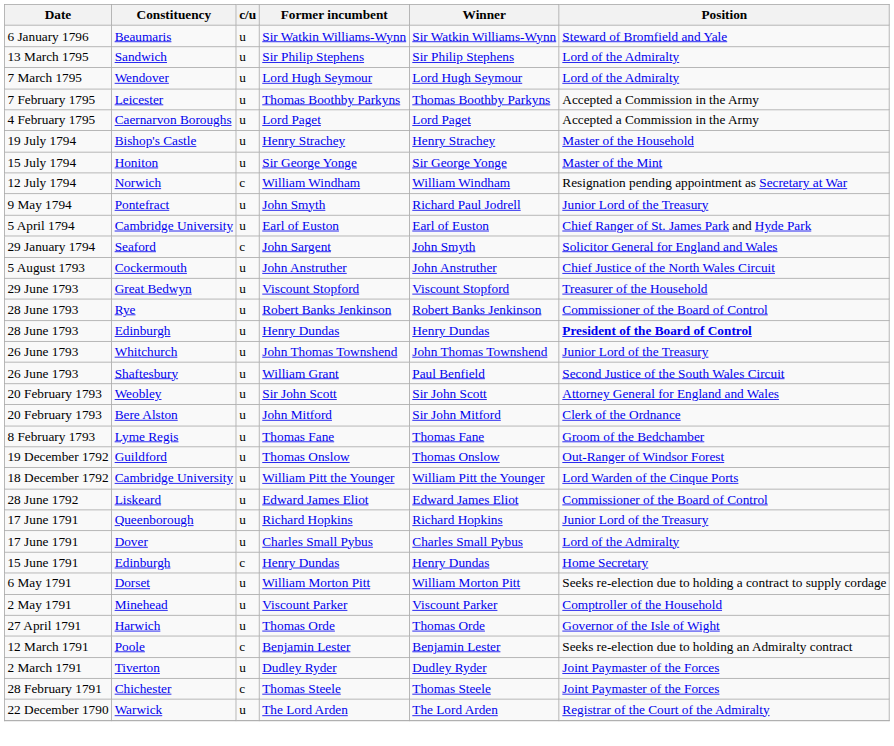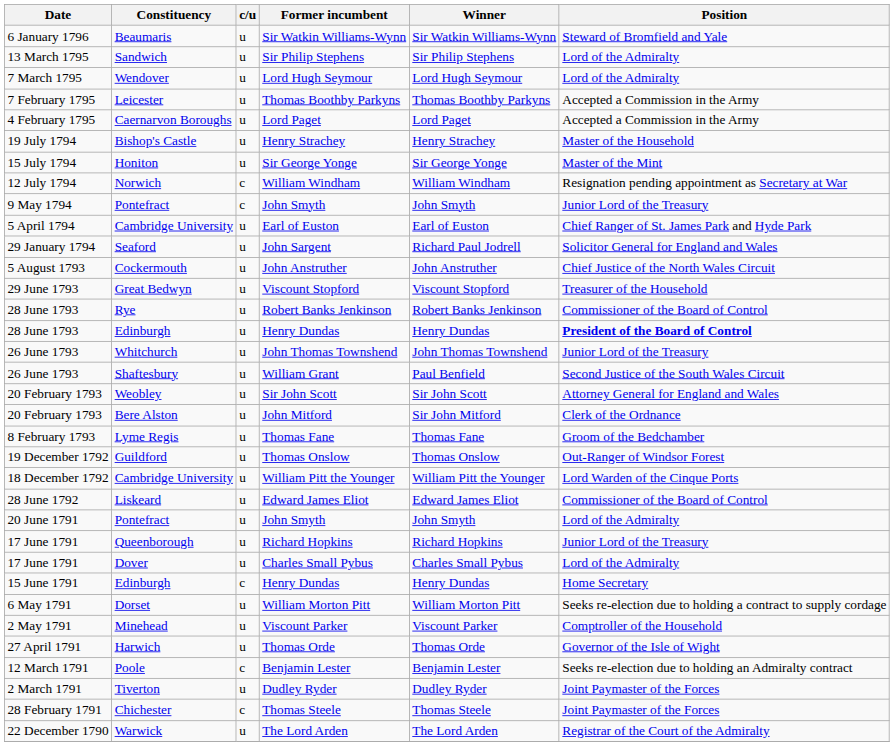(242, 204) u -> (242, 204) c
(466, 204) Richard Paul Jodrell -> (444, 204) John Smyth
(242, 246) c -> (242, 246) u
(444, 246) John Smyth -> (466, 246) Richard Paul Jodrell
+ row: (43, 520)
